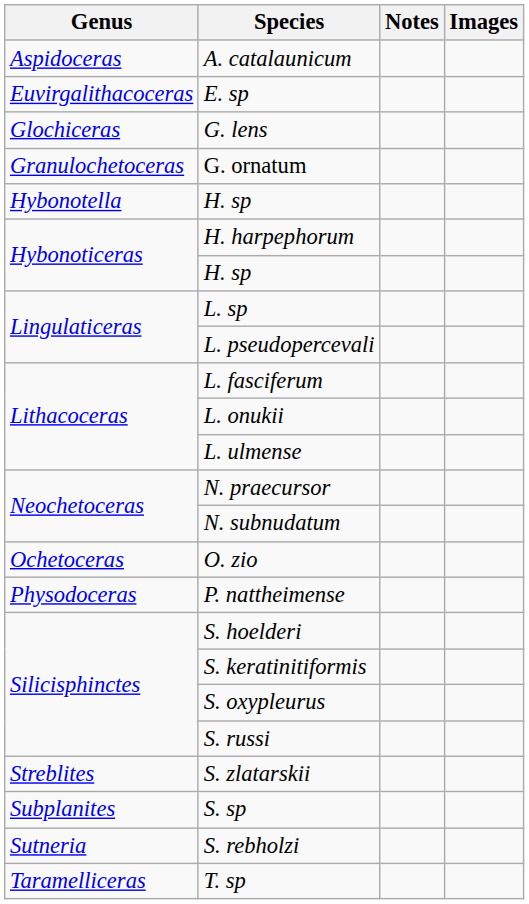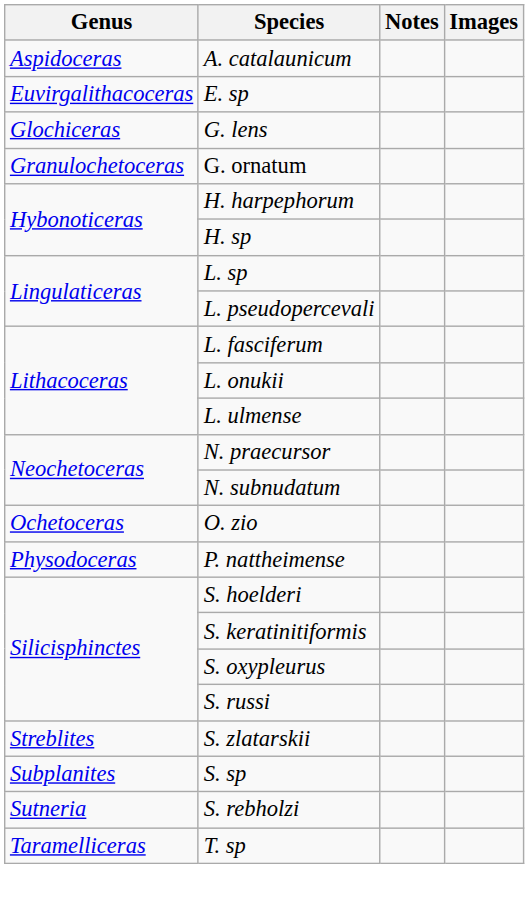- row: (66, 201)
